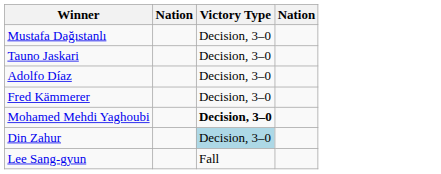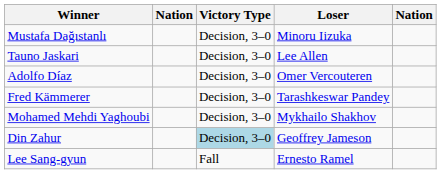+ column: (333, 14)
(235, 117) bold -> (235, 117) normal
